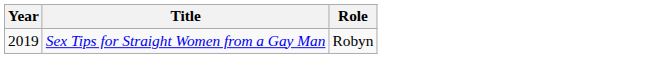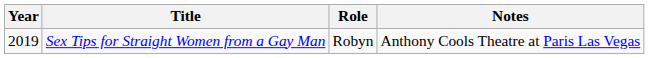+ column: (510, 16)
